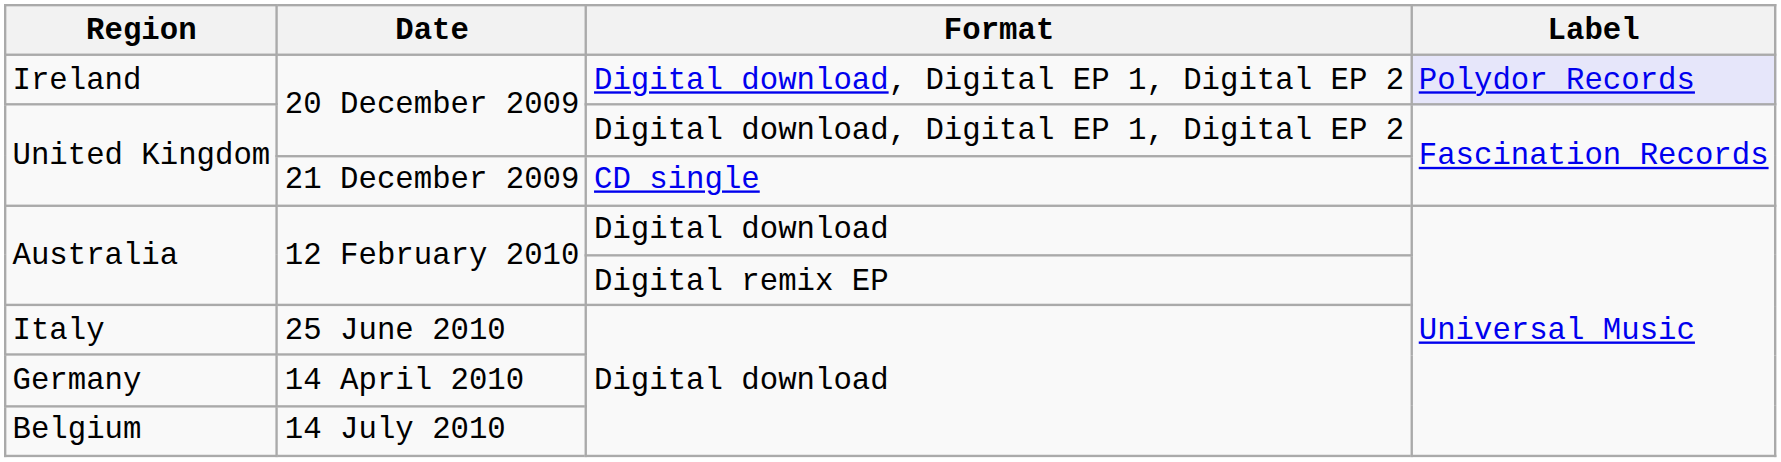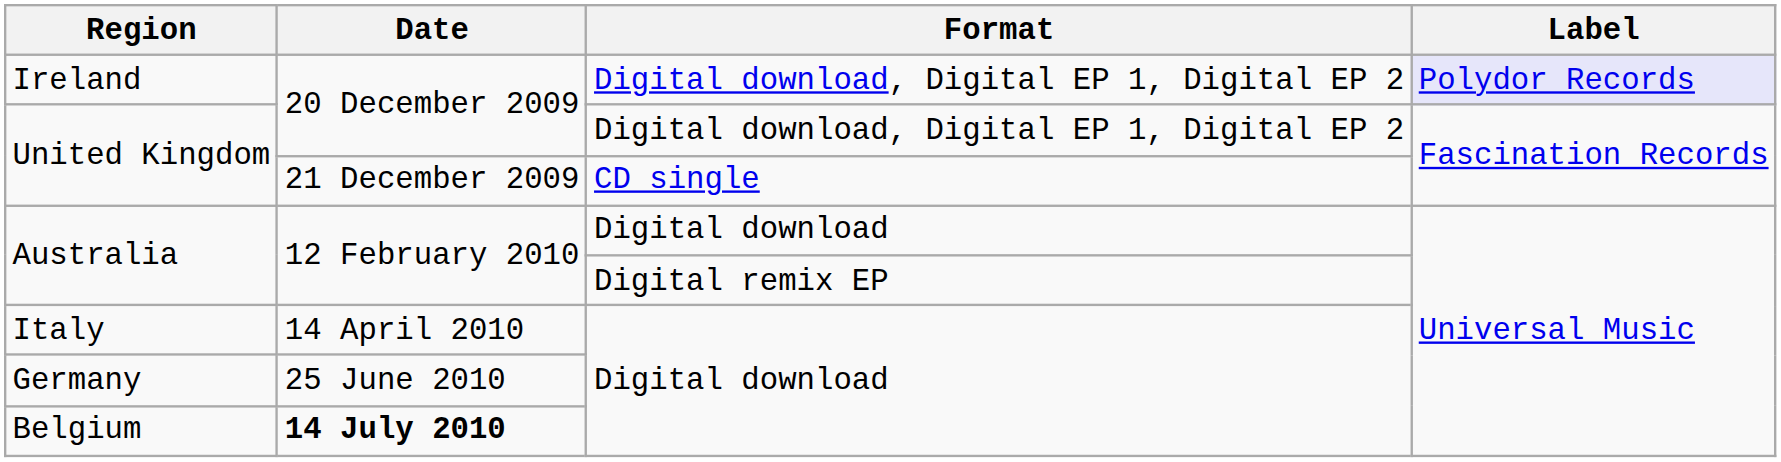(395, 330) 25 June 2010 -> (405, 330) 14 April 2010
(405, 380) 14 April 2010 -> (395, 380) 25 June 2010
(395, 430) normal -> (395, 430) bold
